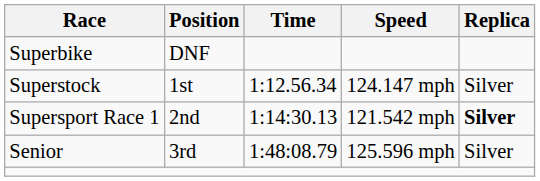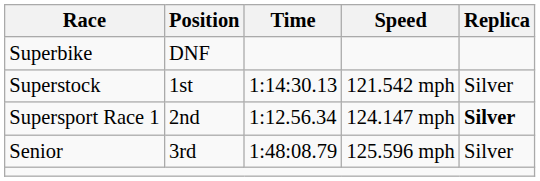(293, 85) 1:12.56.34 -> (293, 85) 1:14:30.13
(401, 85) 124.147 mph -> (401, 85) 121.542 mph
(293, 118) 1:14:30.13 -> (293, 118) 1:12.56.34
(401, 118) 121.542 mph -> (401, 118) 124.147 mph
